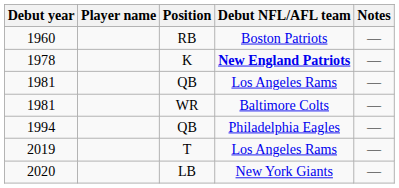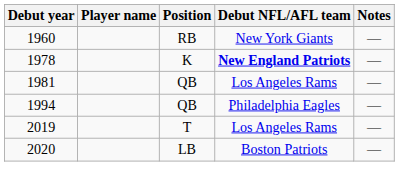(284, 37) Boston Patriots -> (284, 37) New York Giants
- row: (41, 104)
(284, 171) New York Giants -> (284, 149) Boston Patriots
